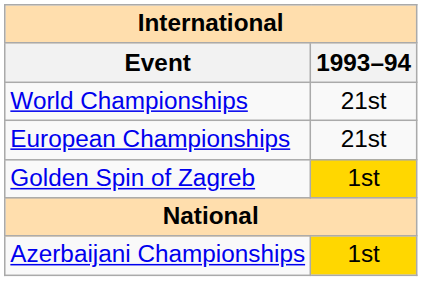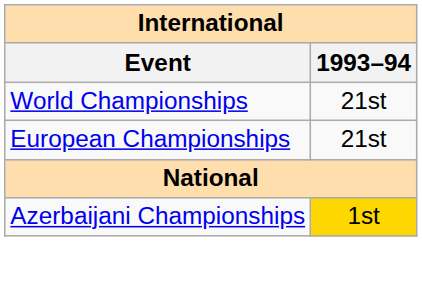- row: (133, 178)
